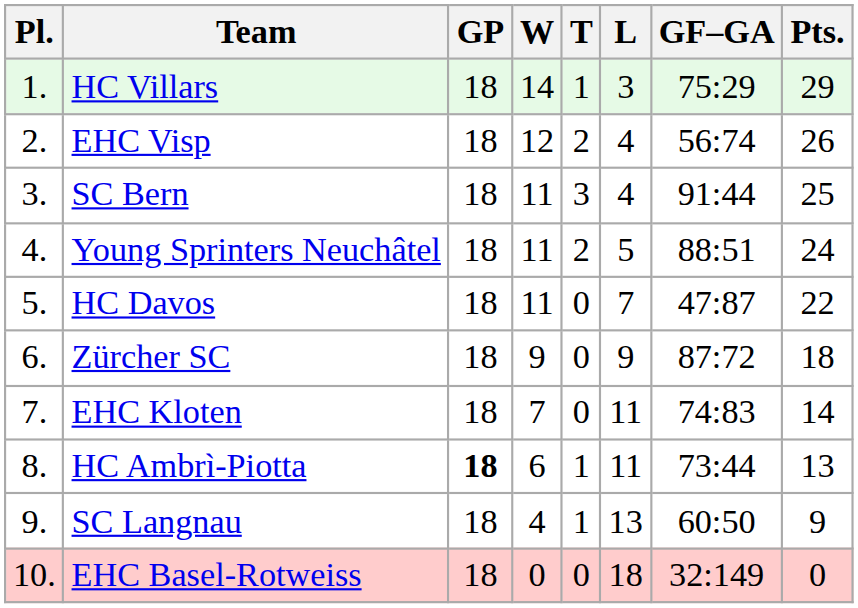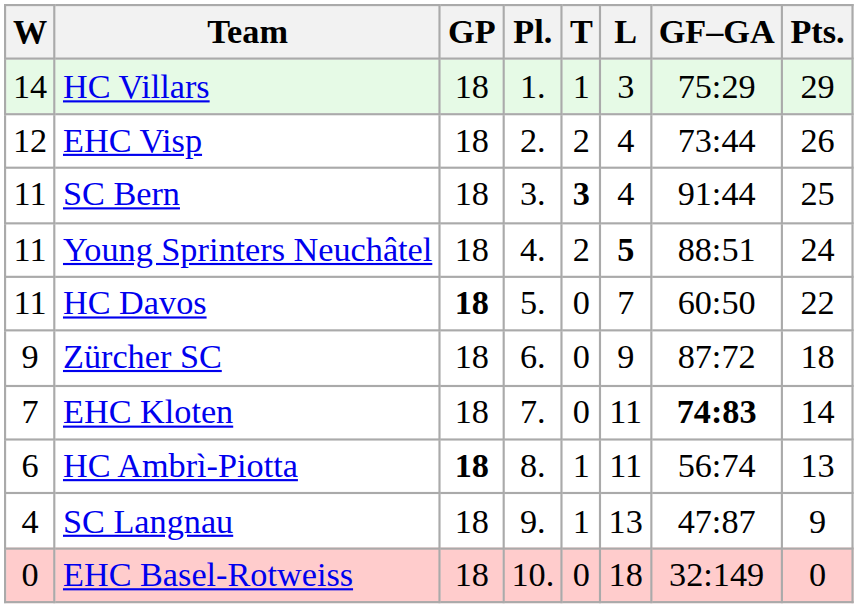columns swapped: (34, 31) <-> (537, 31)
(717, 140) 56:74 -> (717, 140) 73:44
(581, 194) normal -> (581, 194) bold
(626, 248) normal -> (626, 248) bold
(480, 303) normal -> (472, 303) bold
(717, 303) 47:87 -> (717, 303) 60:50
(717, 411) normal -> (717, 411) bold
(717, 466) 73:44 -> (717, 466) 56:74
(717, 520) 60:50 -> (717, 520) 47:87
